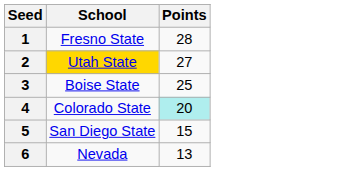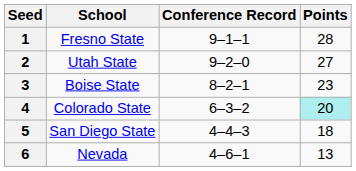+ column: (229, 16)
(102, 62) gold background -> (102, 62) no background
(184, 85) 25 -> (325, 85) 23
(184, 131) 15 -> (325, 131) 18
